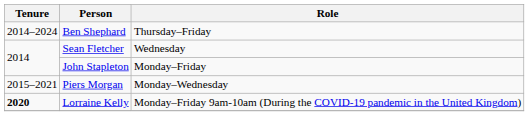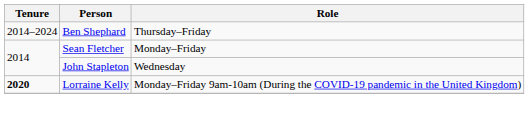(160, 48) Wednesday -> (170, 48) Monday–Friday
(170, 66) Monday–Friday -> (160, 66) Wednesday
- row: (93, 84)
